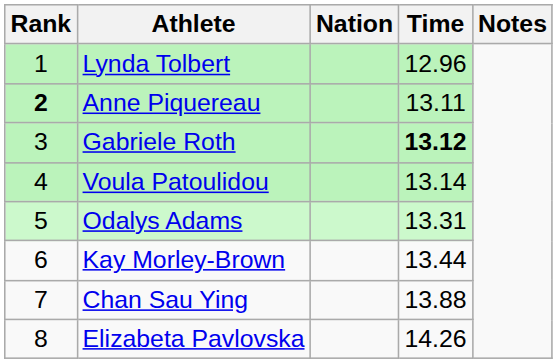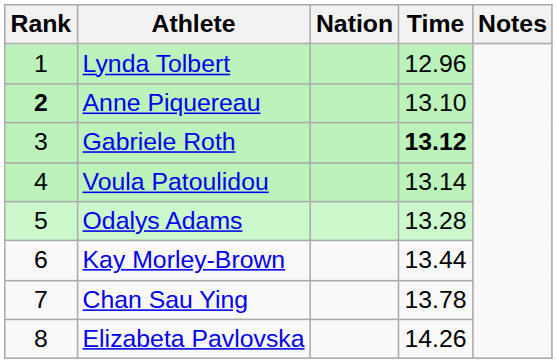(436, 102) 13.11 -> (436, 102) 13.10
(436, 220) 13.31 -> (436, 220) 13.28
(436, 299) 13.88 -> (436, 299) 13.78
